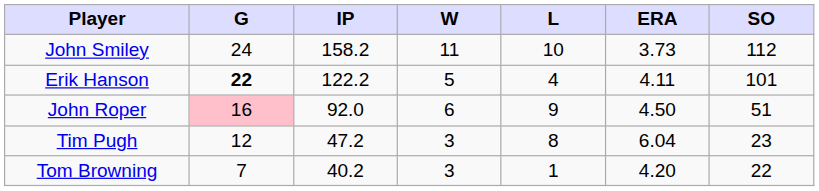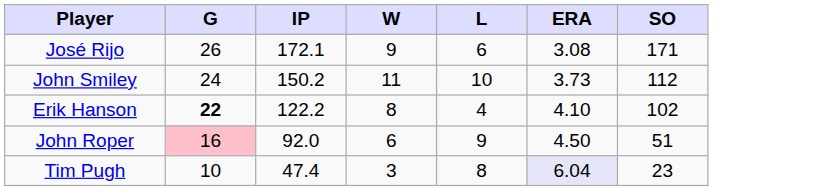+ row: (85, 49)
(345, 49) 158.2 -> (301, 79) 150.2
(449, 79) 5 -> (391, 110) 8
(657, 79) 4.11 -> (572, 110) 4.10
(761, 79) 101 -> (662, 110) 102
(241, 140) 12 -> (210, 170) 10
(345, 140) 47.2 -> (301, 170) 47.4
(657, 140) no background -> (572, 170) lavender background
- row: (97, 170)
